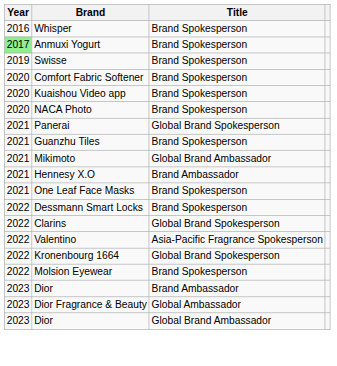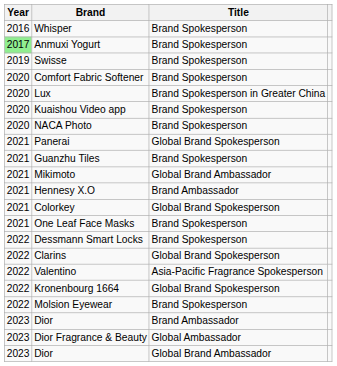+ row: (42, 93)
+ row: (54, 207)
